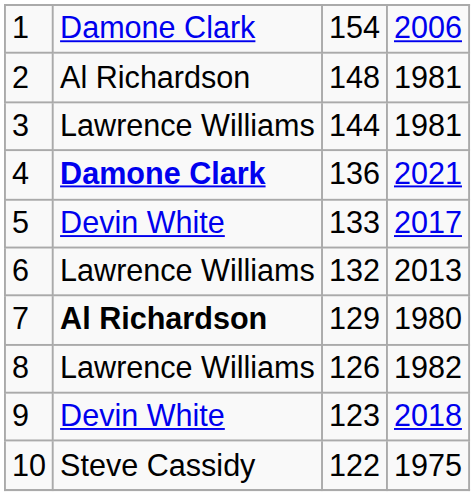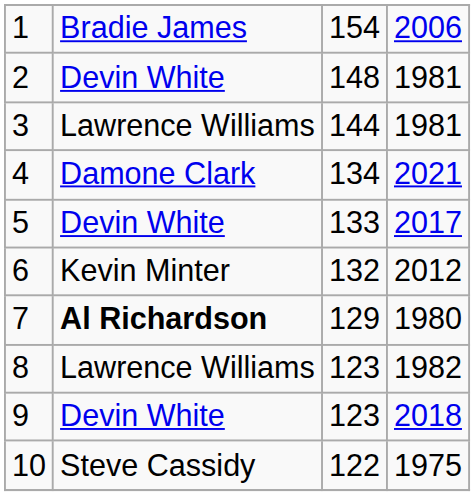(158, 28) Damone Clark -> (154, 28) Bradie James
(155, 77) Al Richardson -> (142, 77) Devin White
(163, 174) bold -> (158, 174) normal
(354, 174) 136 -> (354, 174) 134
(187, 271) Lawrence Williams -> (145, 271) Kevin Minter
(428, 271) 2013 -> (428, 271) 2012
(354, 367) 126 -> (354, 367) 123
